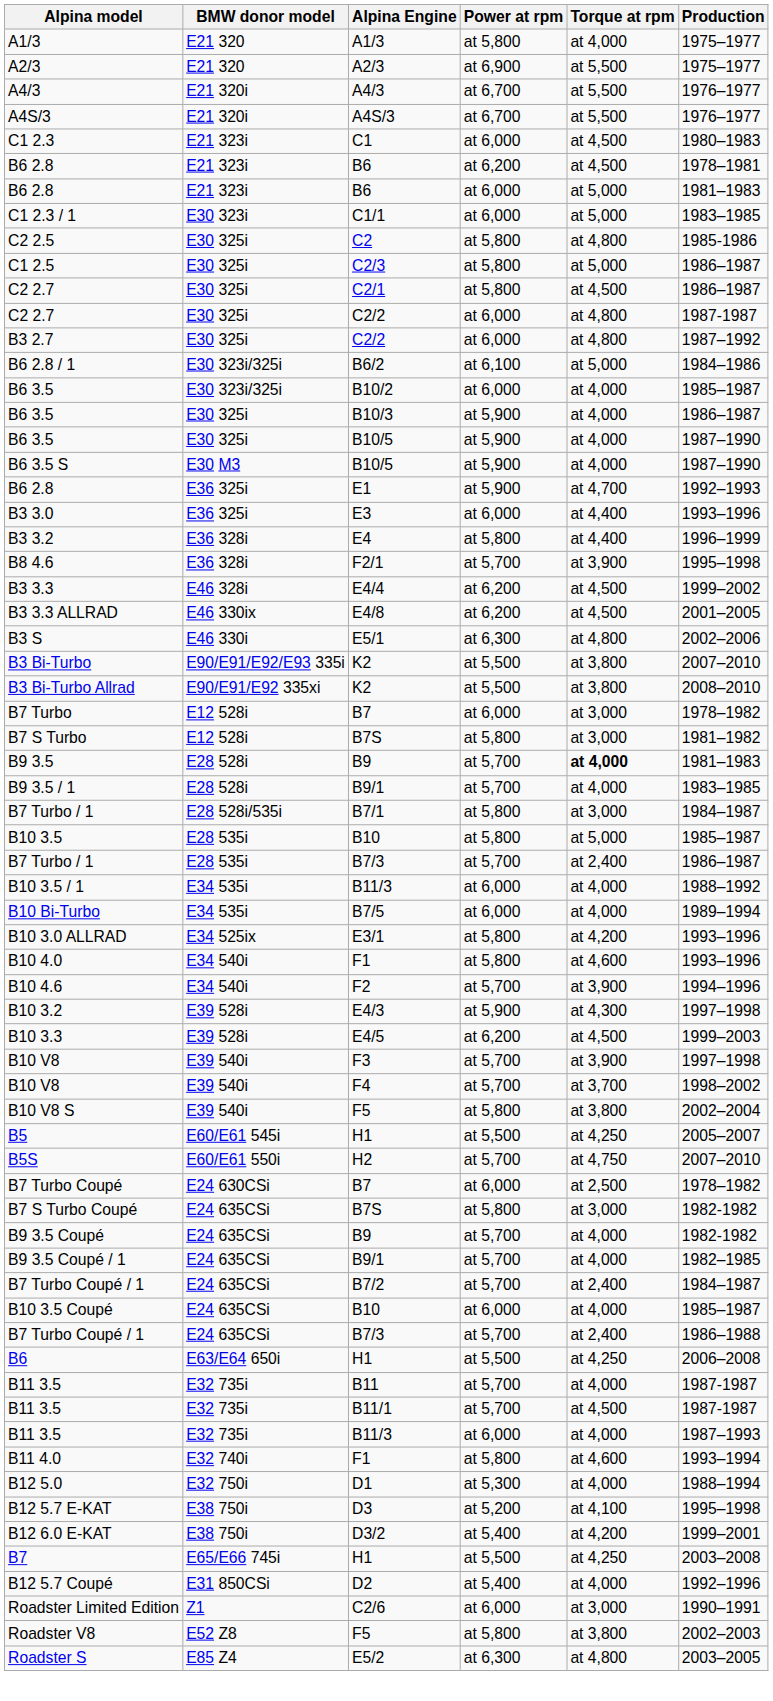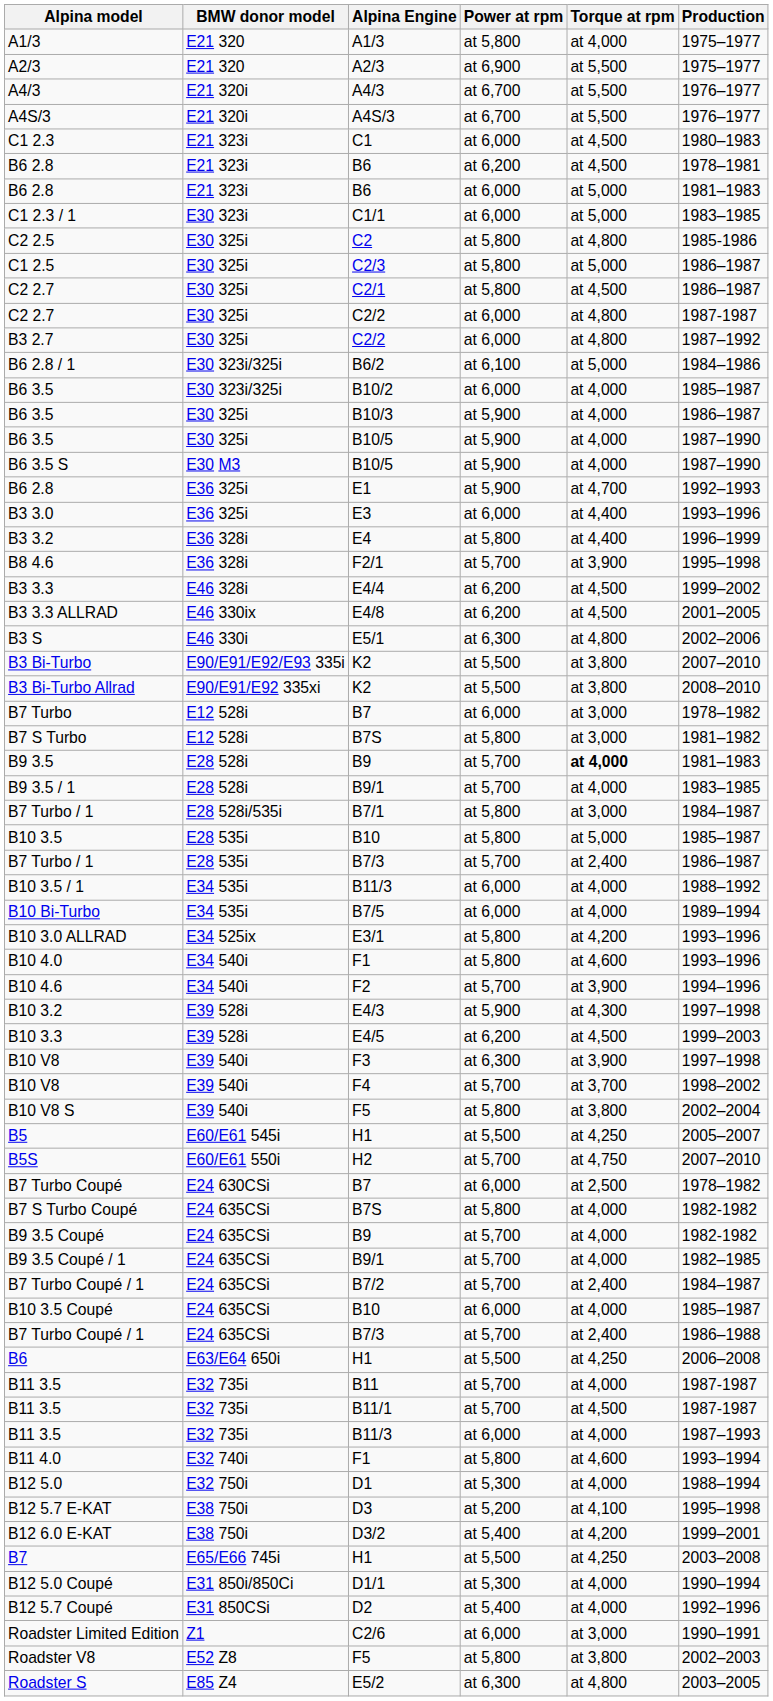(492, 1061) at 5,700 -> (492, 1061) at 6,300
(599, 1210) at 3,000 -> (599, 1210) at 4,000
+ row: (60, 1583)
